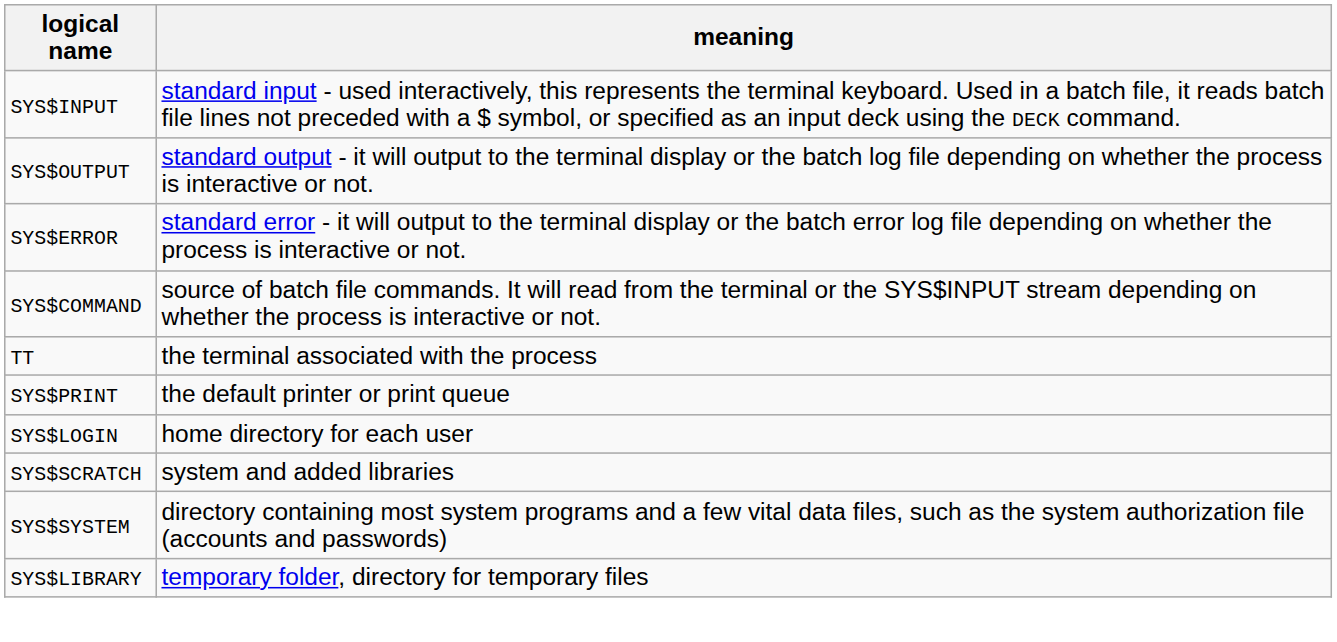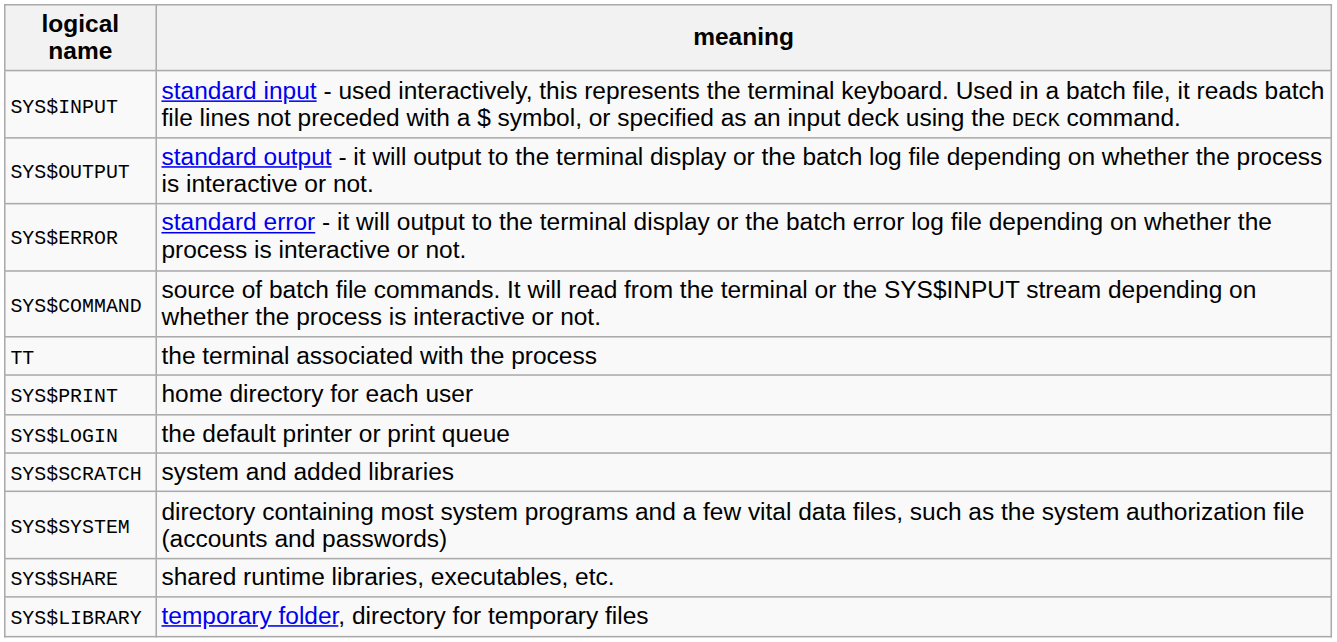(336, 394) the default printer or print queue -> (317, 394) home directory for each user
(317, 433) home directory for each user -> (336, 433) the default printer or print queue
+ row: (64, 580)
